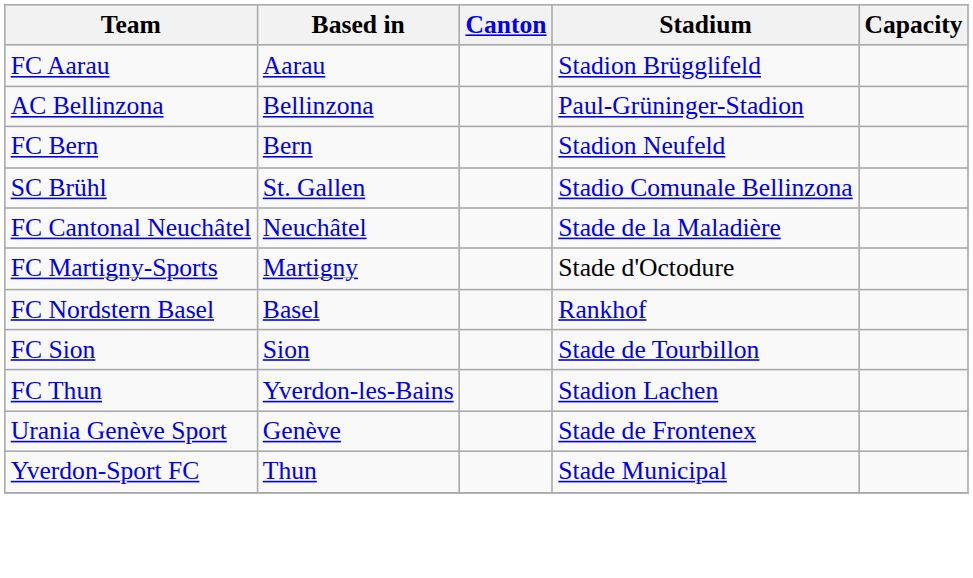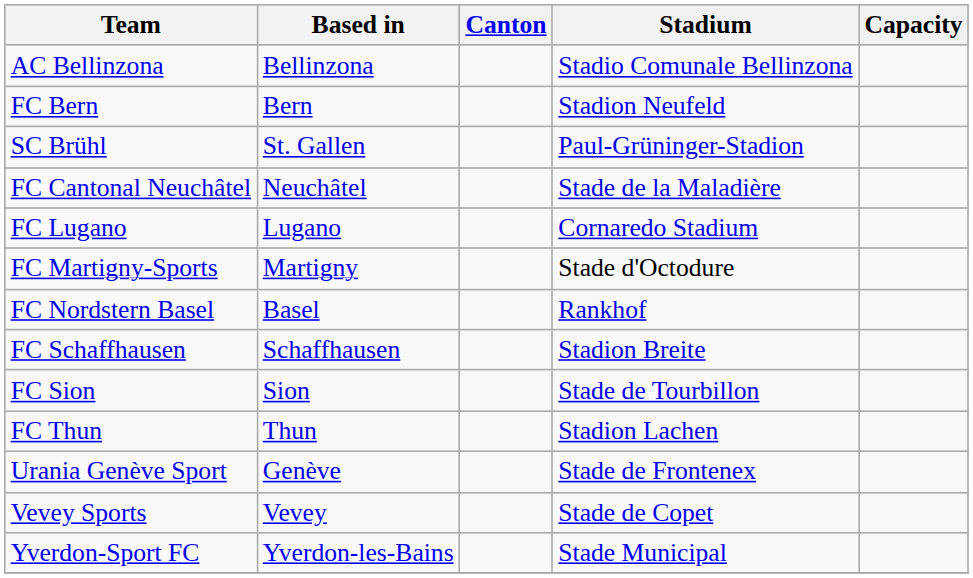- row: (60, 65)
(681, 106) Paul-Grüninger-Stadion -> (706, 65) Stadio Comunale Bellinzona
(706, 187) Stadio Comunale Bellinzona -> (681, 146) Paul-Grüninger-Stadion
+ row: (69, 227)
+ row: (98, 349)
(358, 390) Yverdon-les-Bains -> (290, 430) Thun
+ row: (79, 512)
(290, 471) Thun -> (358, 552) Yverdon-les-Bains
